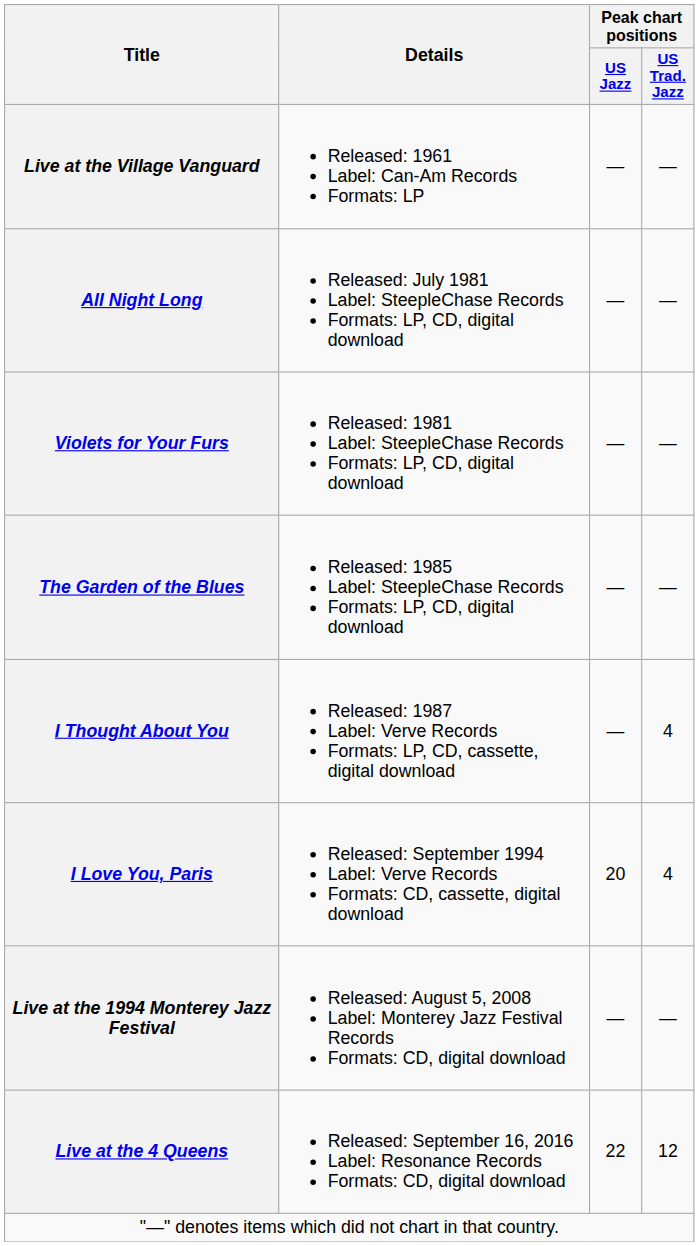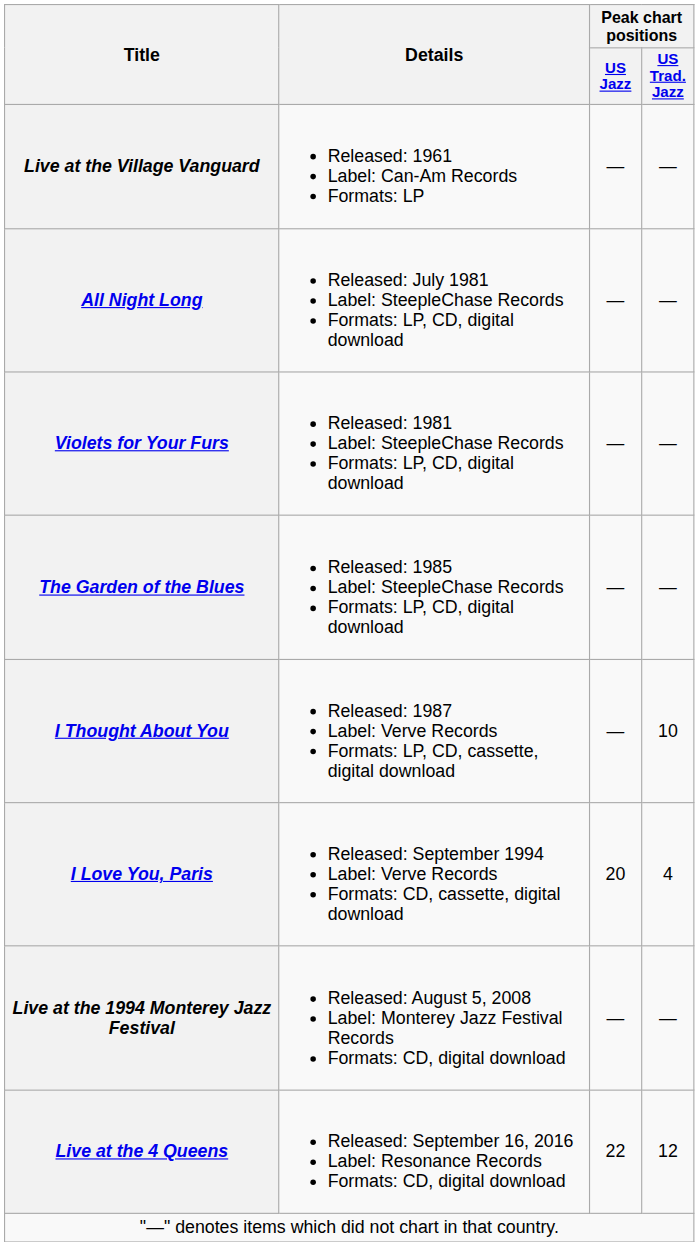(668, 730) 4 -> (668, 730) 10
